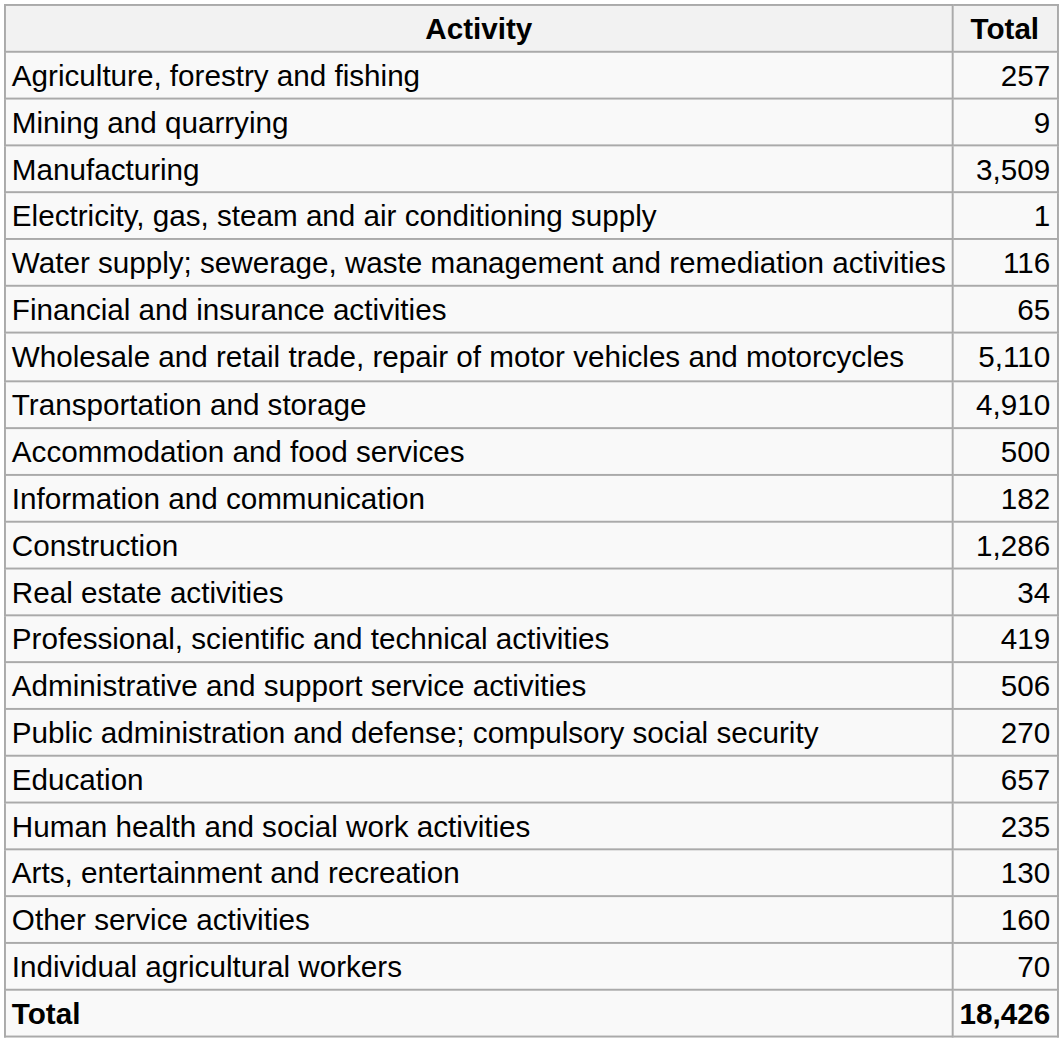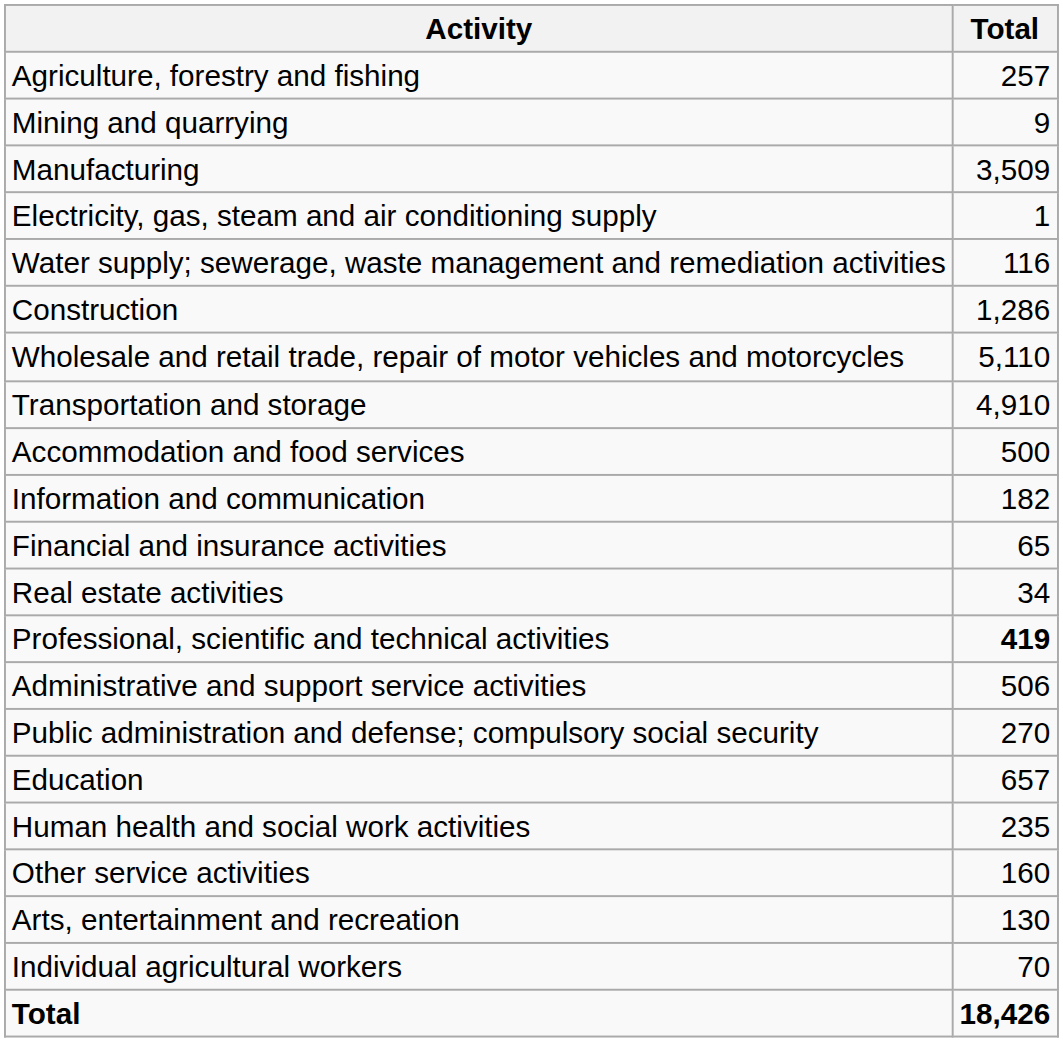rows swapped: (95, 545) <-> (229, 310)
(1025, 639) normal -> (1025, 639) bold
rows swapped: (236, 873) <-> (161, 920)
